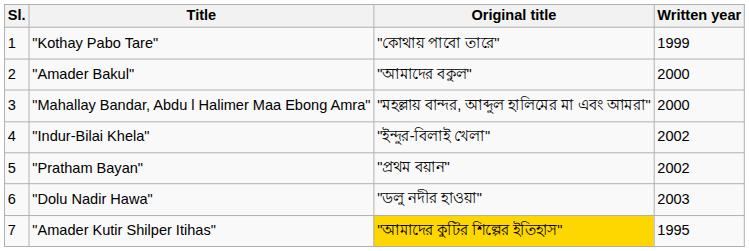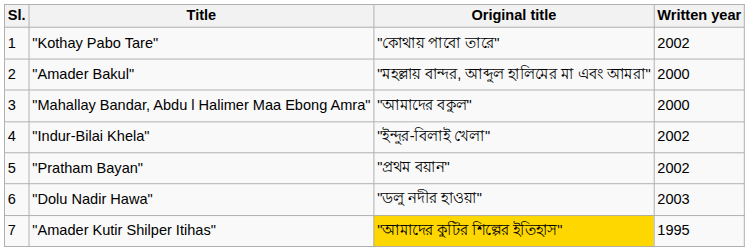(674, 43) 1999 -> (674, 43) 2002
(424, 74) "আমাদের বকুল" -> (514, 74) "মহল্লায় বান্দর, আব্দুল হালিমের মা এবং আমরা"
(514, 105) "মহল্লায় বান্দর, আব্দুল হালিমের মা এবং আমরা" -> (424, 105) "আমাদের বকুল"
